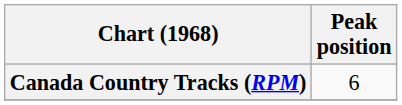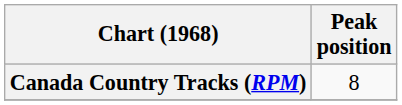(354, 81) 6 -> (354, 81) 8
